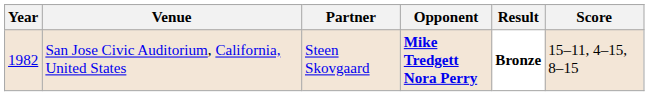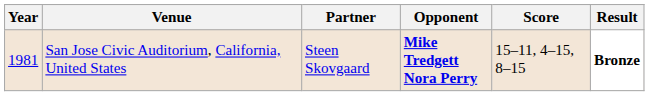columns swapped: (594, 17) <-> (518, 17)
(23, 60) 1982 -> (23, 60) 1981
